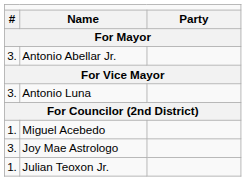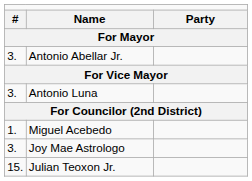(12, 167) 1. -> (15, 167) 15.
